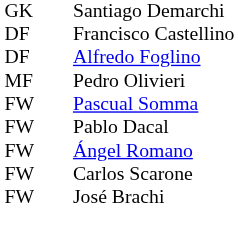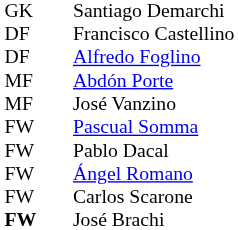- row: (129, 80)
+ row: (123, 80)
+ row: (124, 103)
(19, 196) normal -> (20, 220) bold
